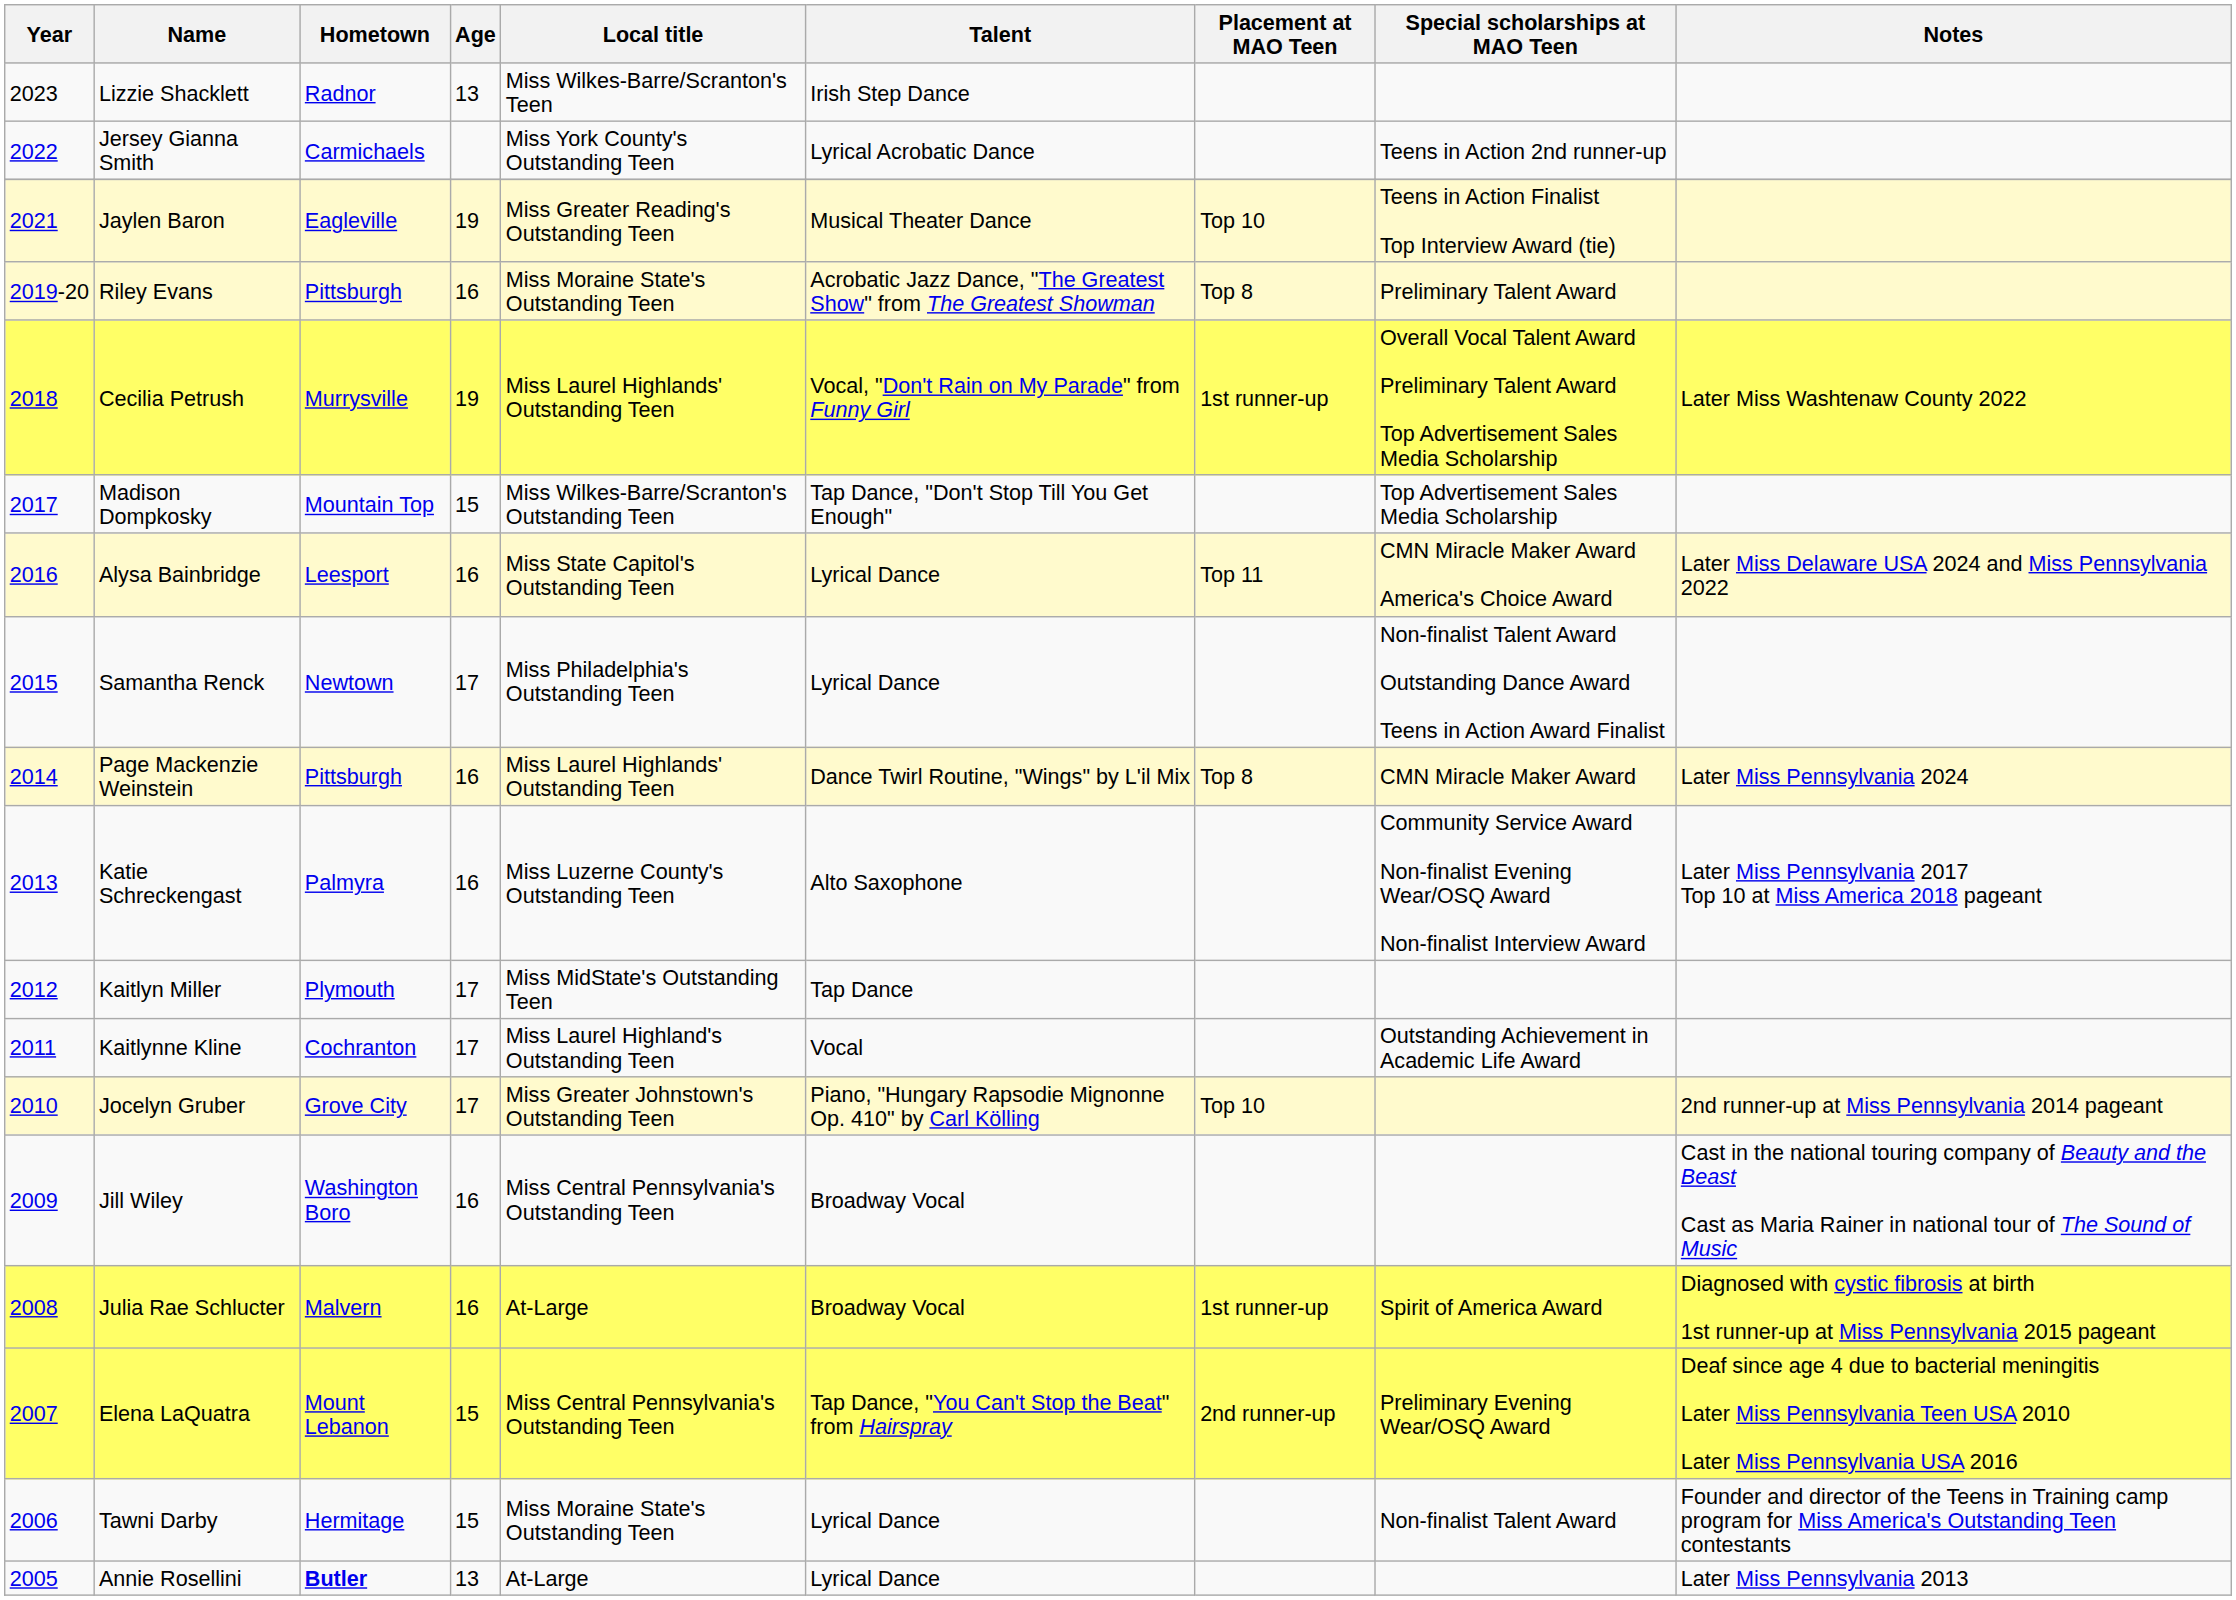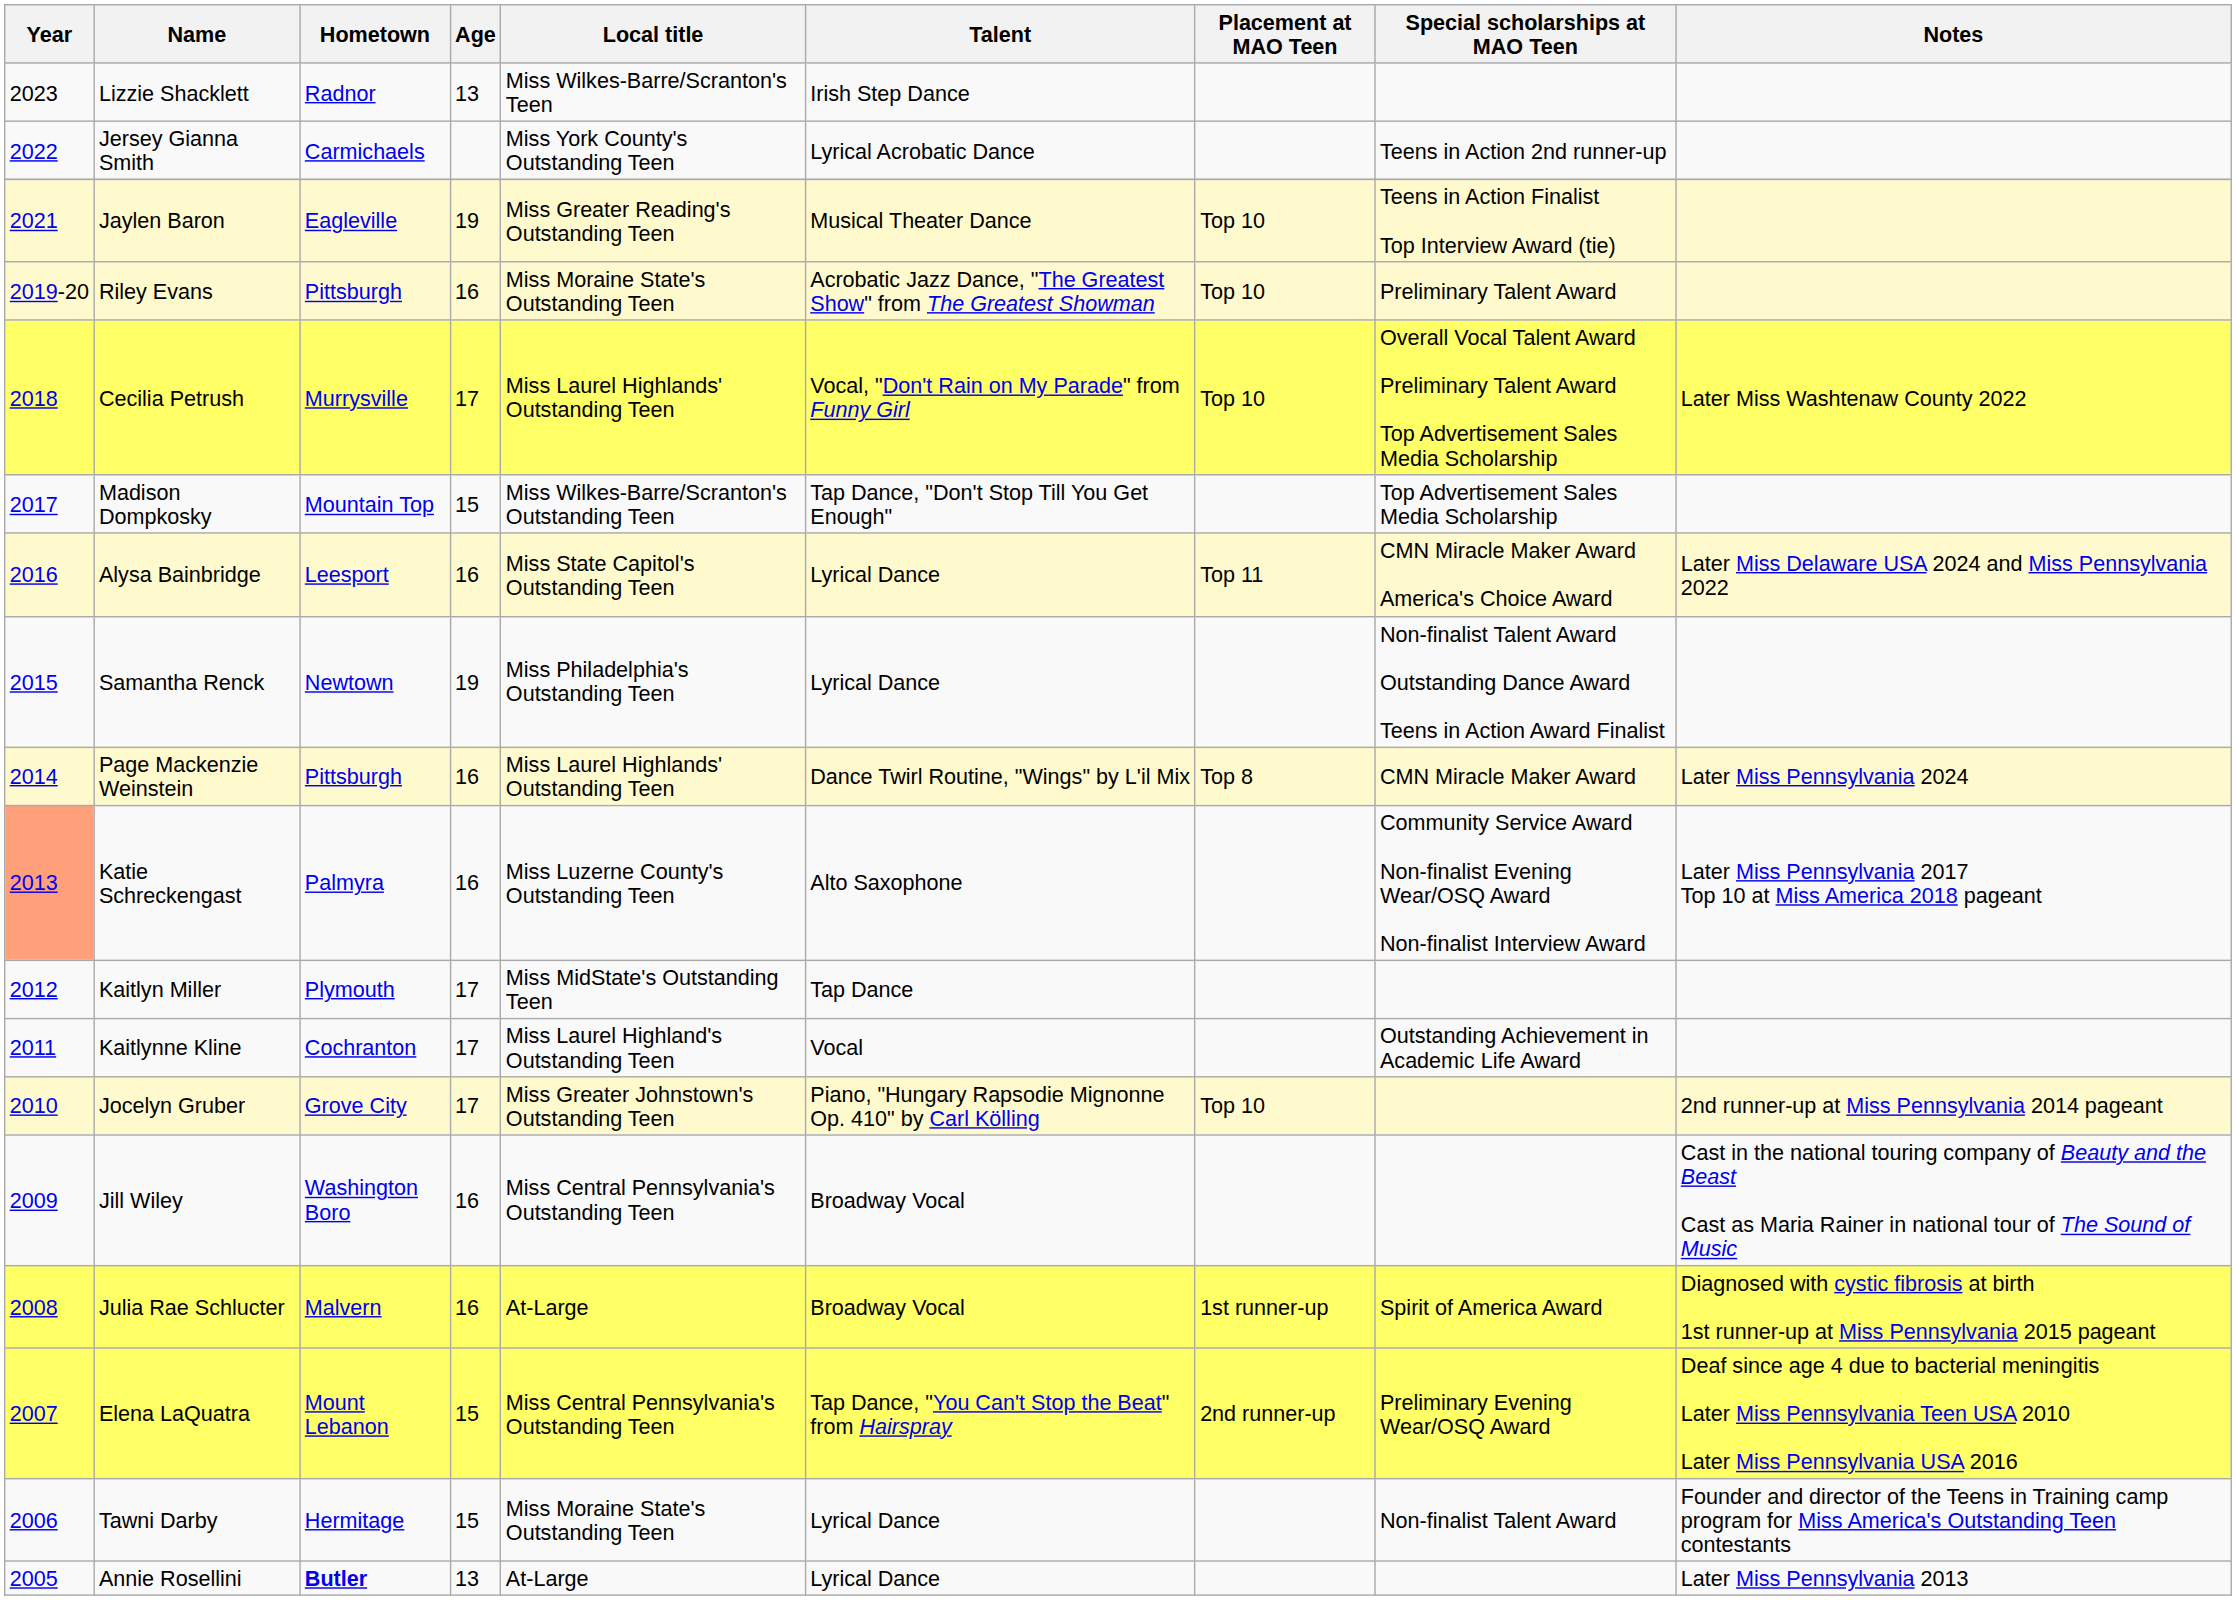(1227, 291) Top 8 -> (1233, 291) Top 10
(467, 398) 19 -> (467, 398) 17
(1264, 398) 1st runner-up -> (1233, 398) Top 10
(467, 682) 17 -> (467, 682) 19
(34, 883) no background -> (34, 883) lightsalmon background
